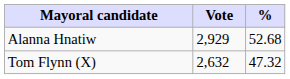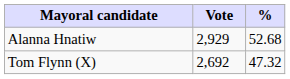(213, 62) 2,632 -> (213, 62) 2,692
